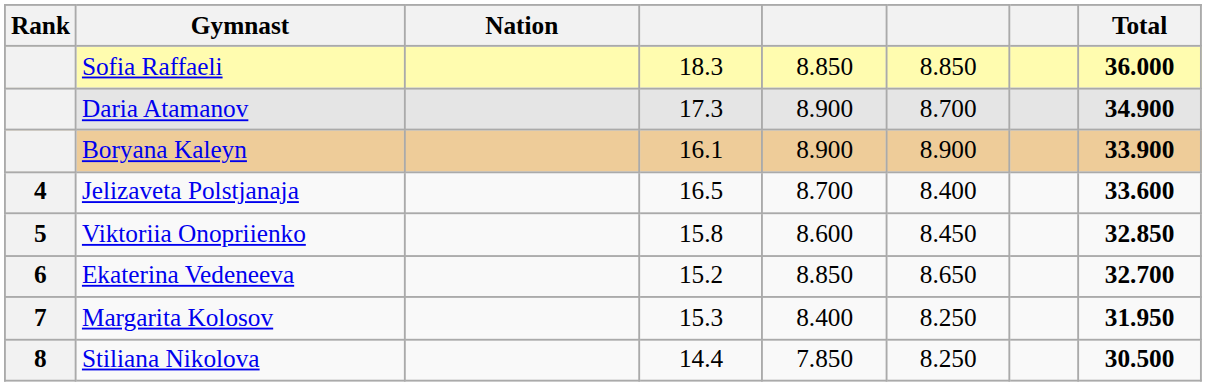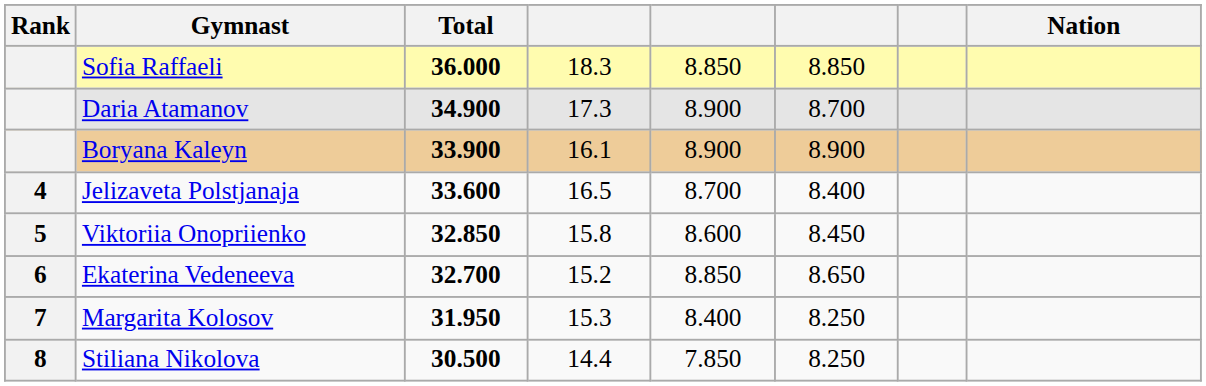columns swapped: (522, 24) <-> (1140, 24)
